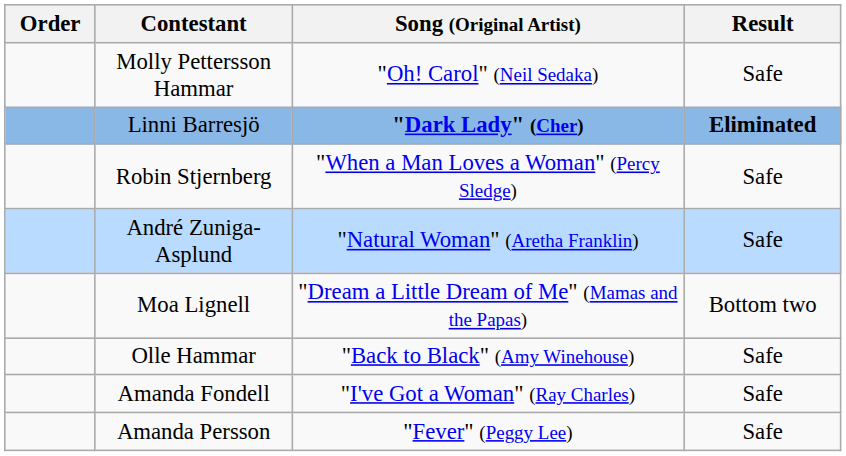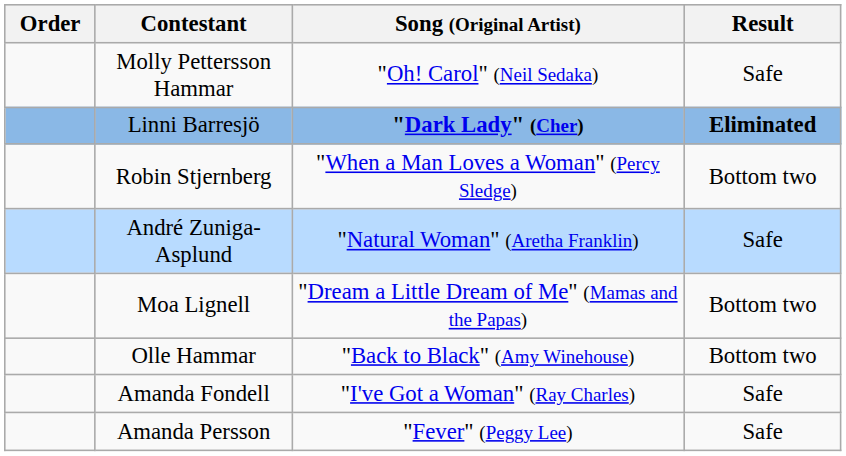(763, 176) Safe -> (763, 176) Bottom two
(763, 356) Safe -> (763, 356) Bottom two
